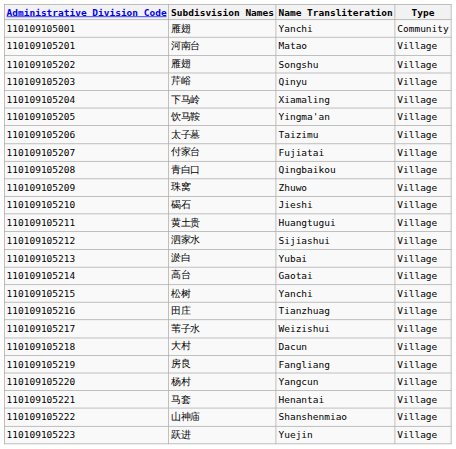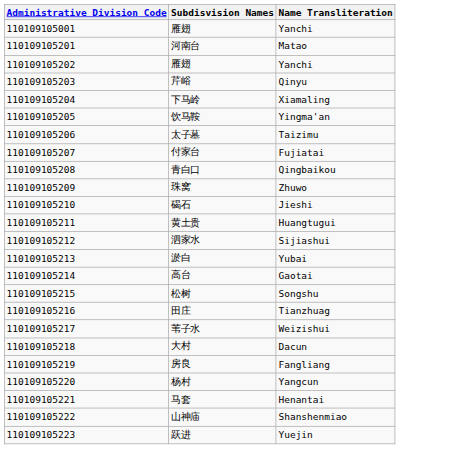- column: (423, 12)
(298, 64) Songshu -> (296, 64) Yanchi
(296, 294) Yanchi -> (298, 294) Songshu
